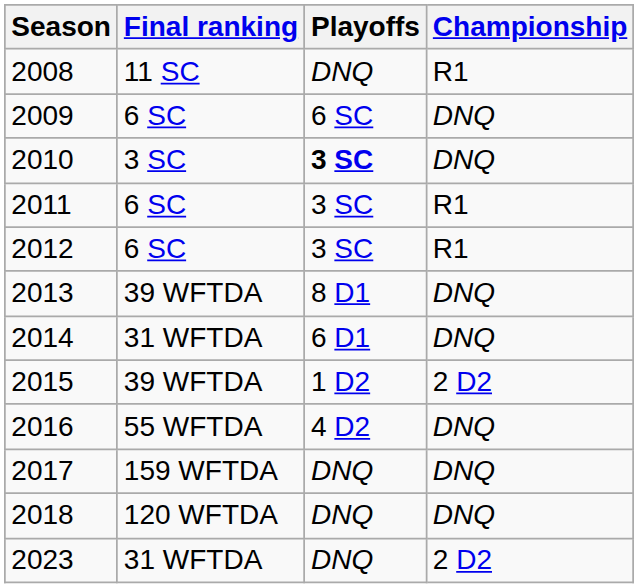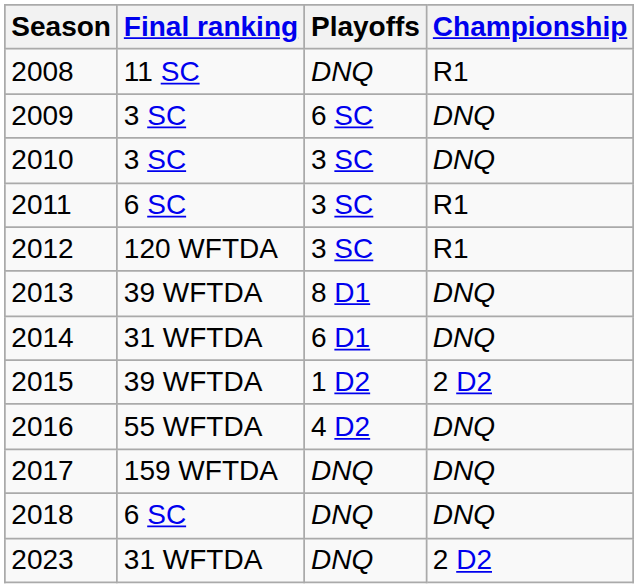(155, 115) 6 SC -> (155, 115) 3 SC
(342, 159) bold -> (342, 159) normal
(155, 248) 6 SC -> (201, 248) 120 WFTDA
(201, 515) 120 WFTDA -> (155, 515) 6 SC
